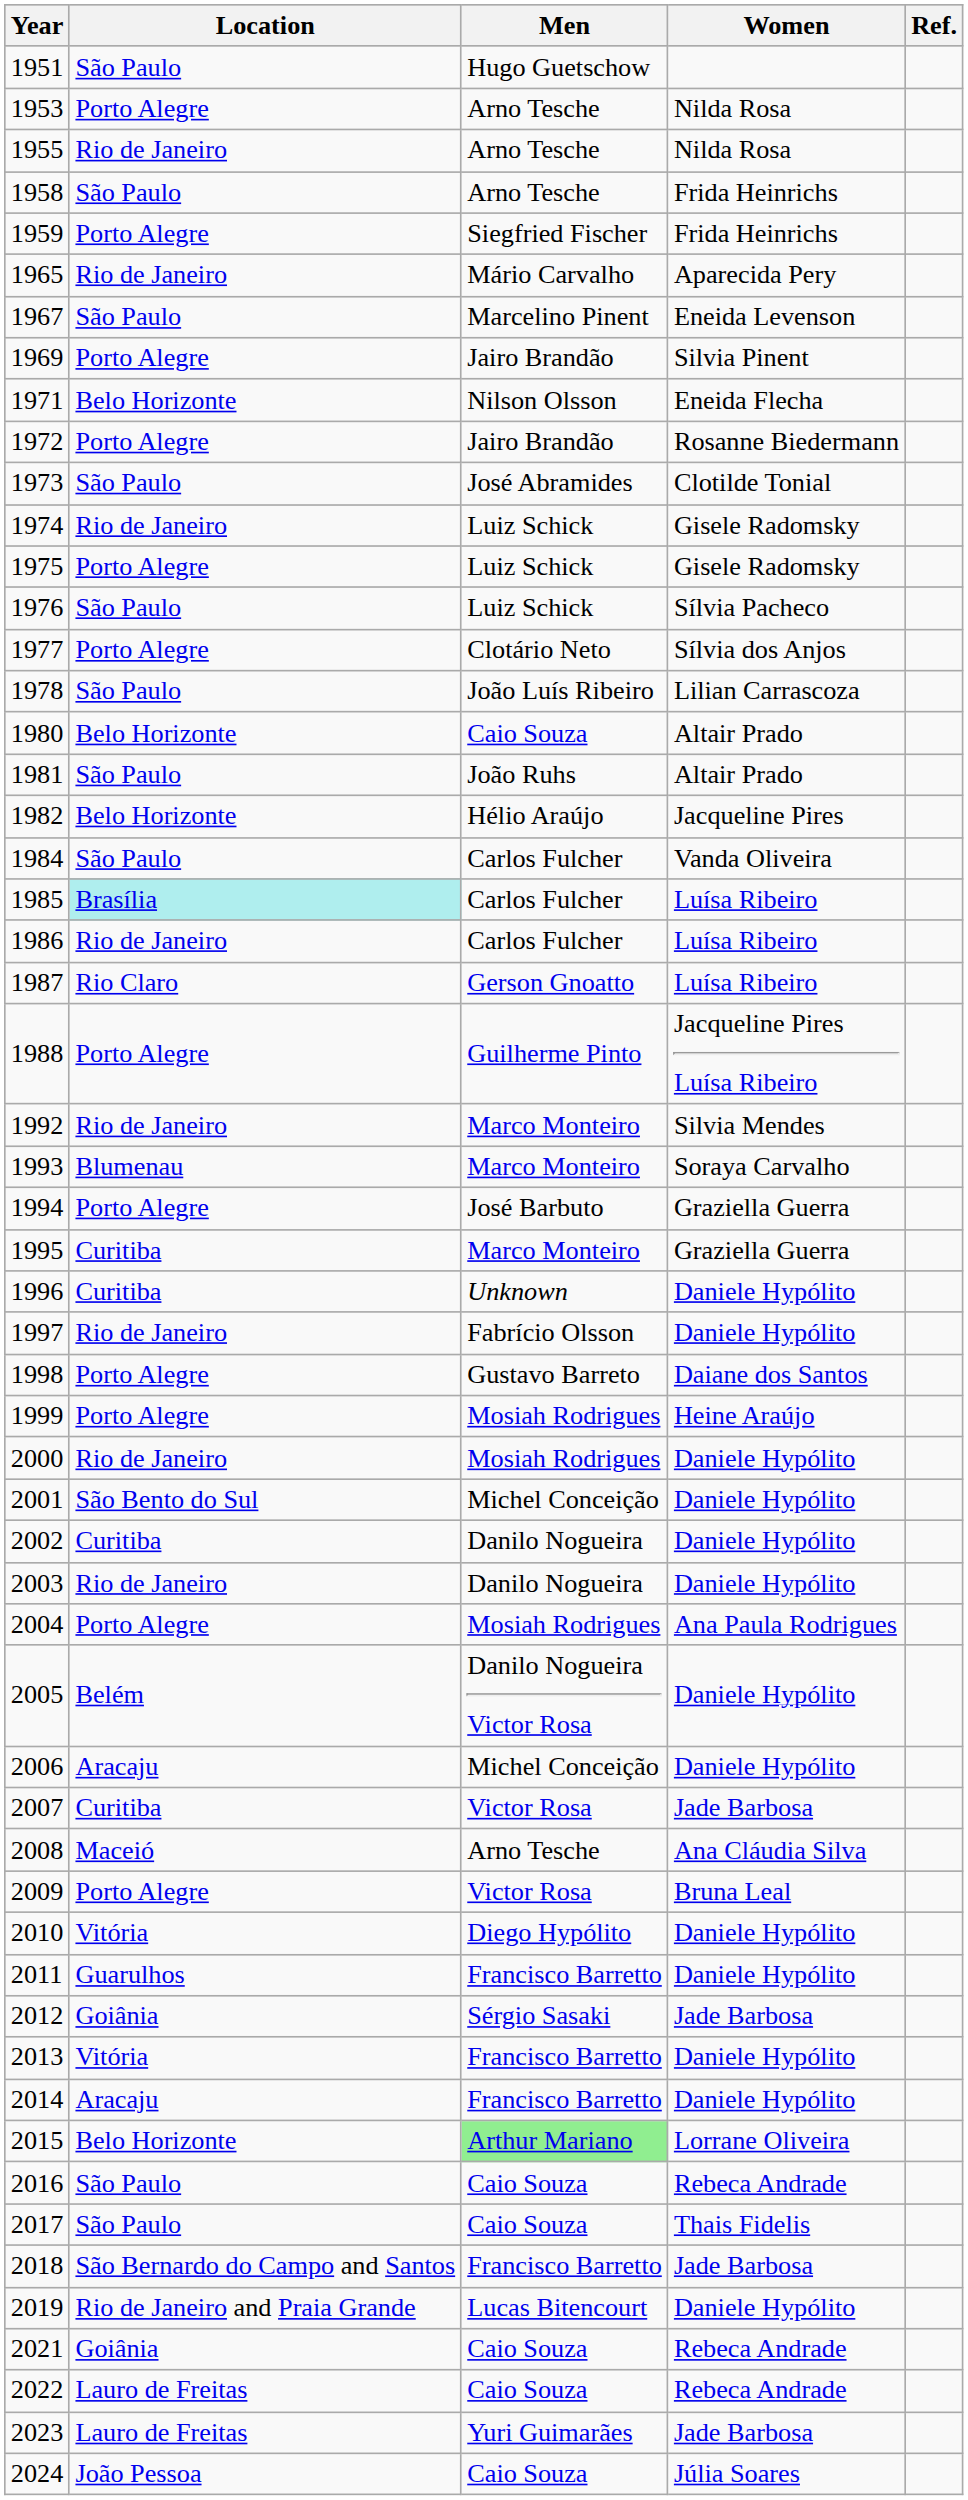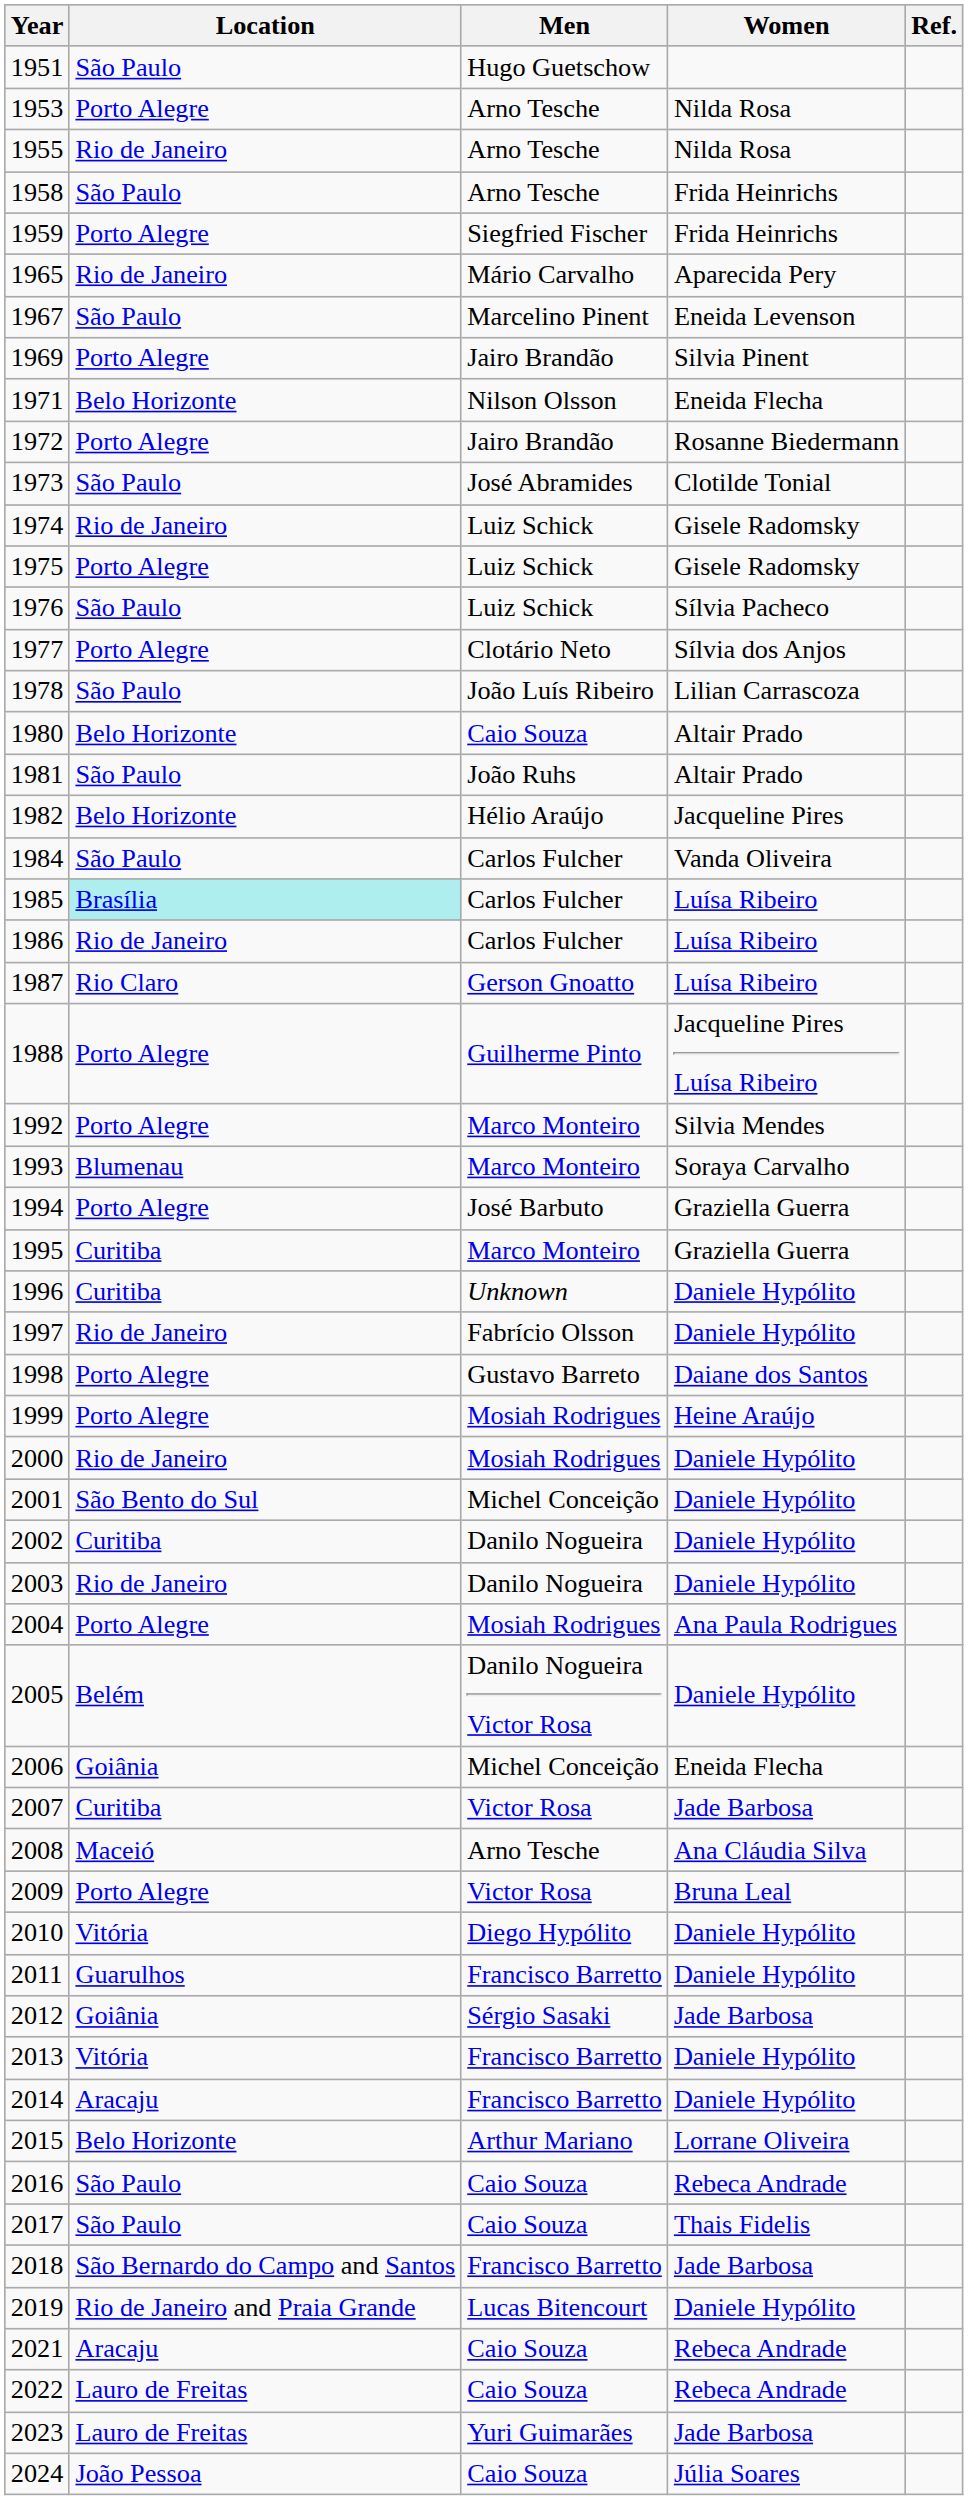(151, 1124) Rio de Janeiro -> (142, 1124) Porto Alegre
(117, 1766) Aracaju -> (117, 1766) Goiânia
(765, 1766) Daniele Hypólito -> (749, 1766) Eneida Flecha
(550, 2140) lightgreen background -> (550, 2140) no background
(117, 2348) Goiânia -> (117, 2348) Aracaju
